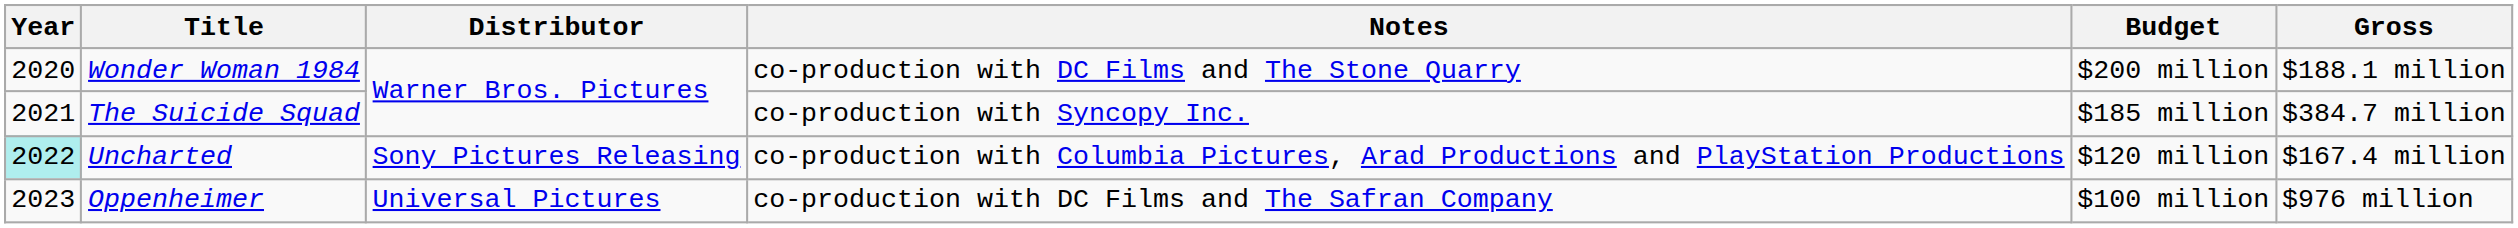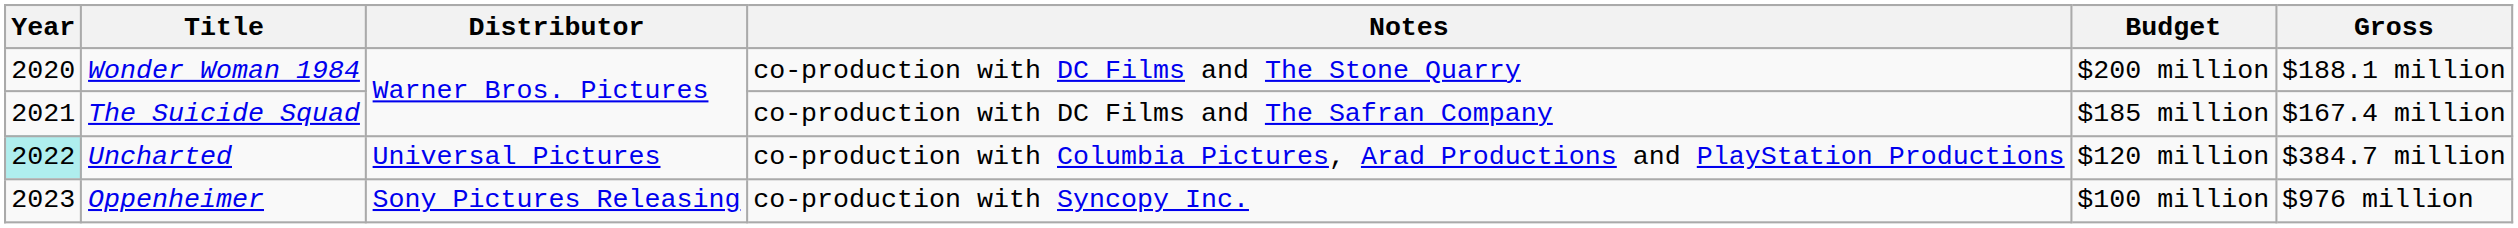(1001, 114) co-production with Syncopy Inc. -> (1153, 114) co-production with DC Films and The Safran Company
(2394, 114) $384.7 million -> (2394, 114) $167.4 million
(557, 157) Sony Pictures Releasing -> (517, 157) Universal Pictures
(2394, 157) $167.4 million -> (2394, 157) $384.7 million
(517, 200) Universal Pictures -> (557, 200) Sony Pictures Releasing
(1153, 200) co-production with DC Films and The Safran Company -> (1001, 200) co-production with Syncopy Inc.
